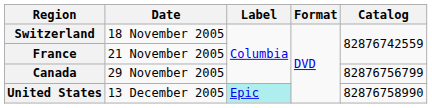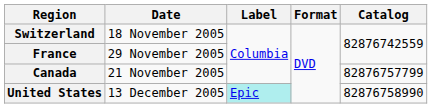(166, 54) 21 November 2005 -> (166, 54) 29 November 2005
(166, 73) 29 November 2005 -> (166, 73) 21 November 2005
(383, 73) 82876756799 -> (383, 73) 82876757799
